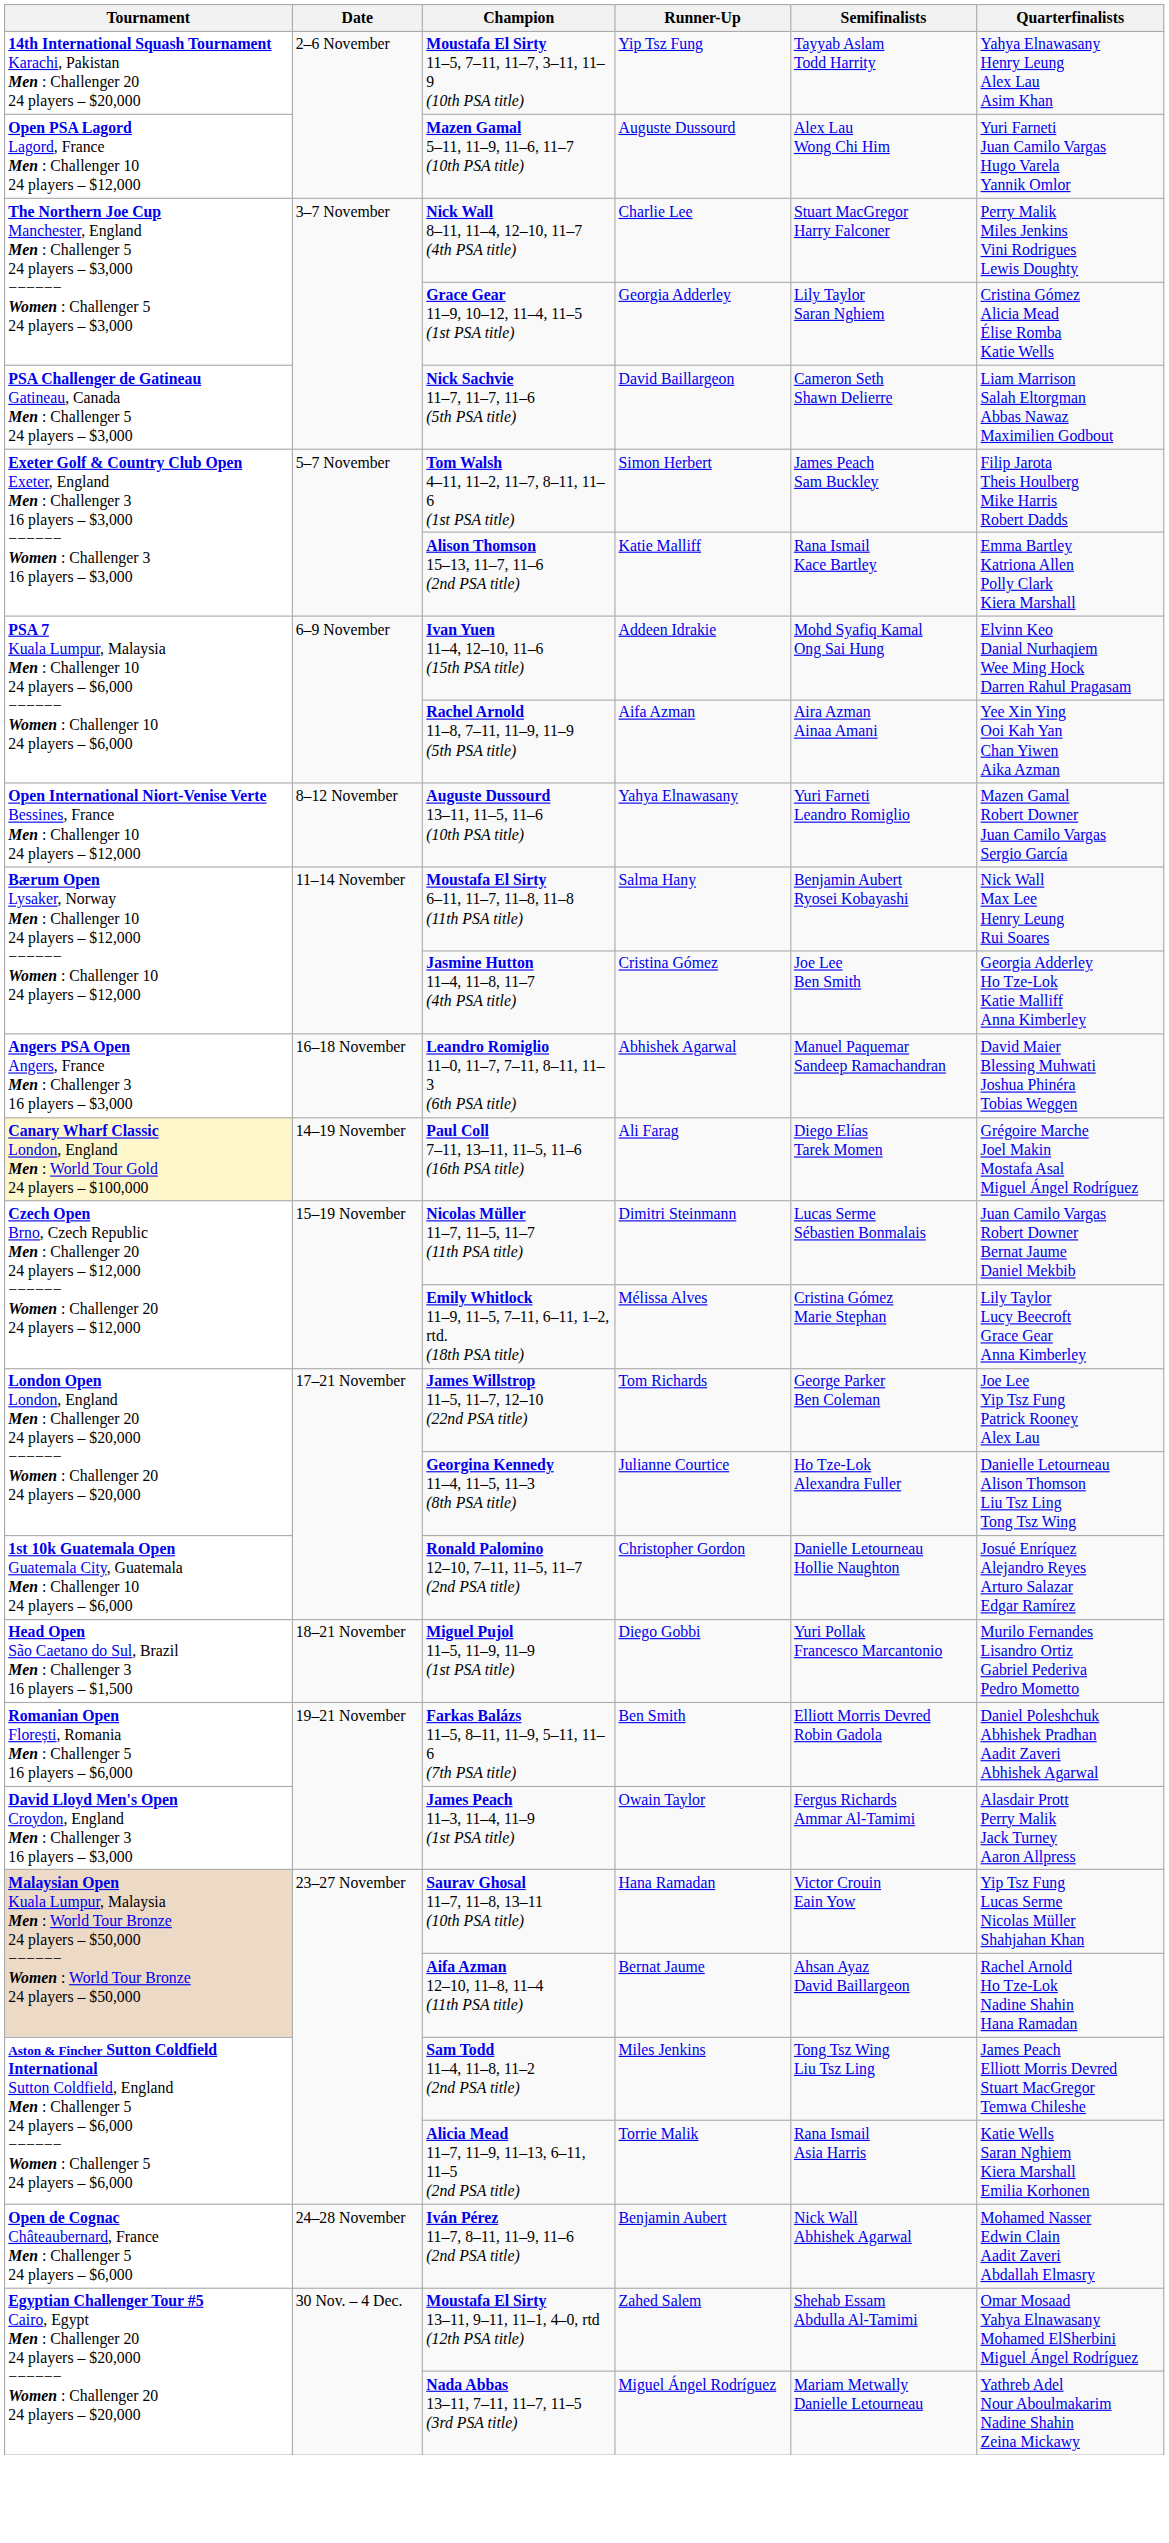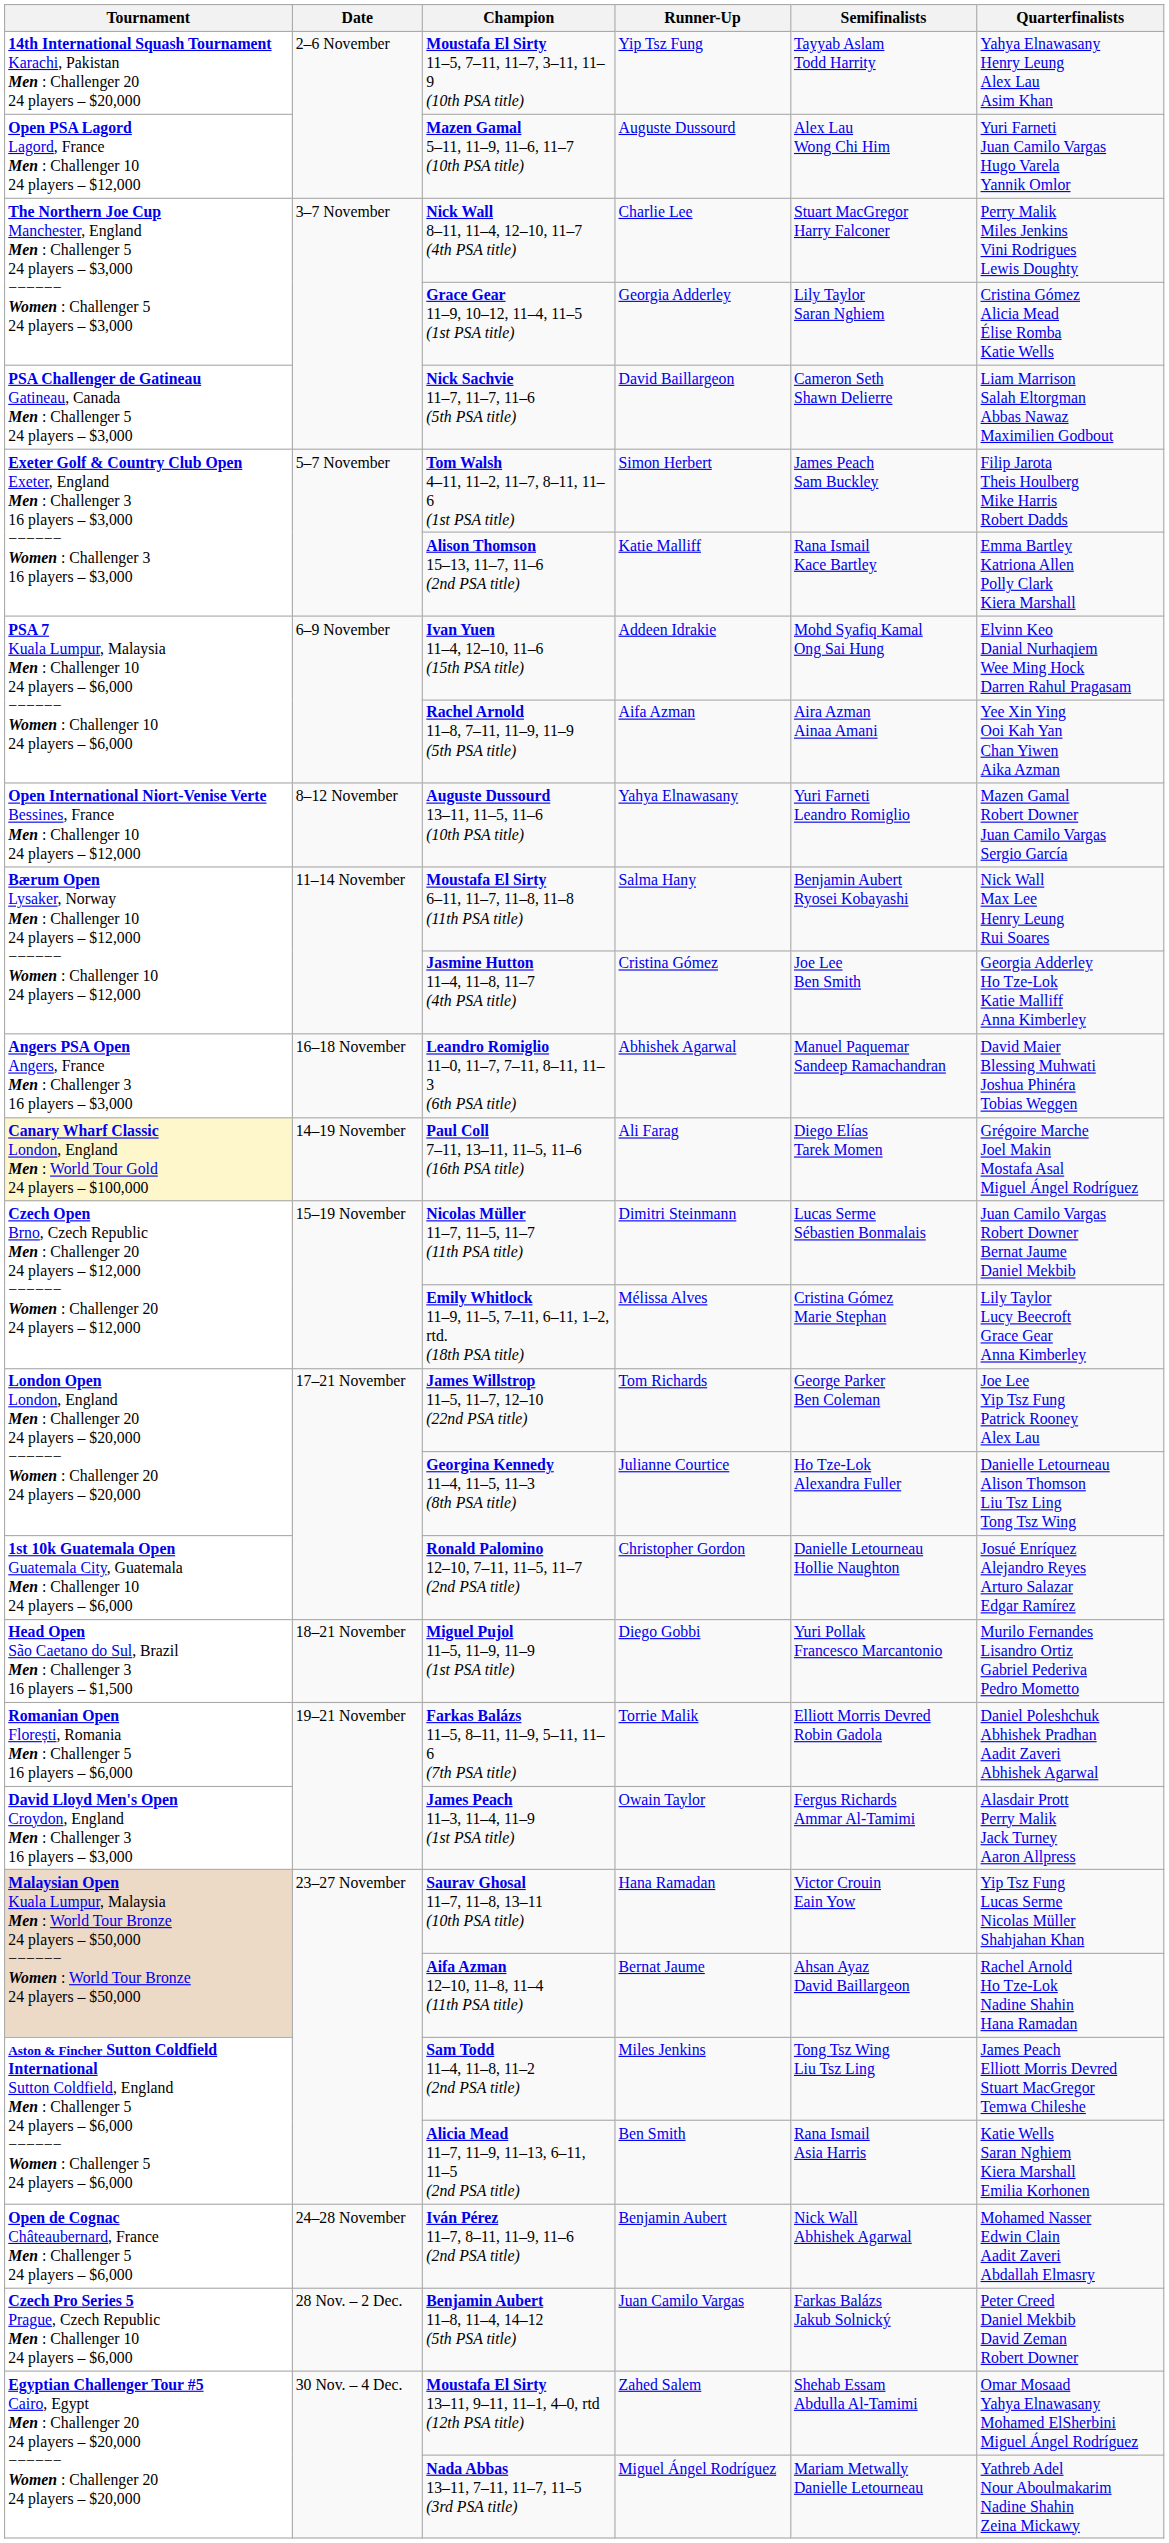(652, 1715) Ben Smith -> (658, 1715) Torrie Malik
(658, 2133) Torrie Malik -> (652, 2133) Ben Smith
+ row: (485, 2319)
